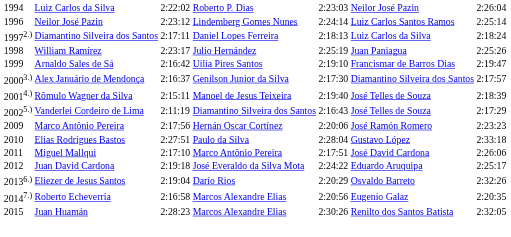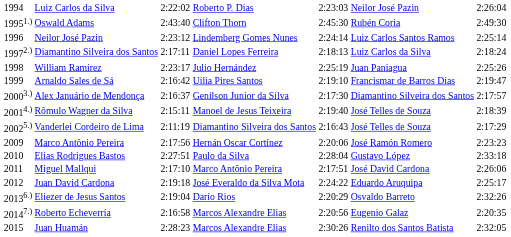+ row: (64, 23)
